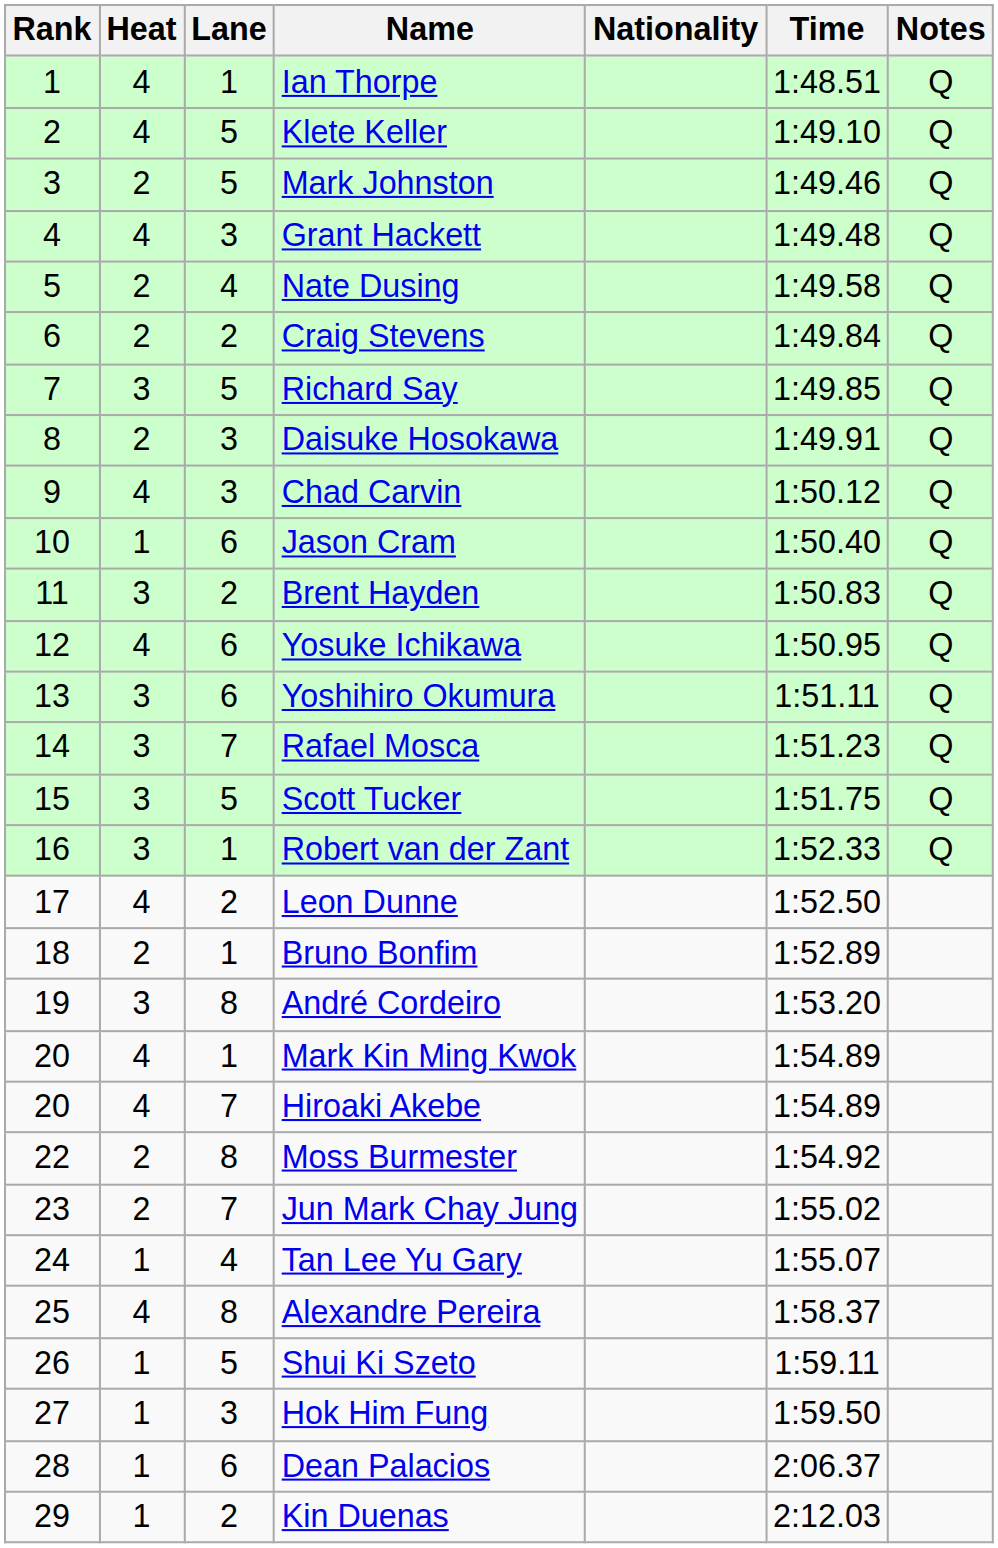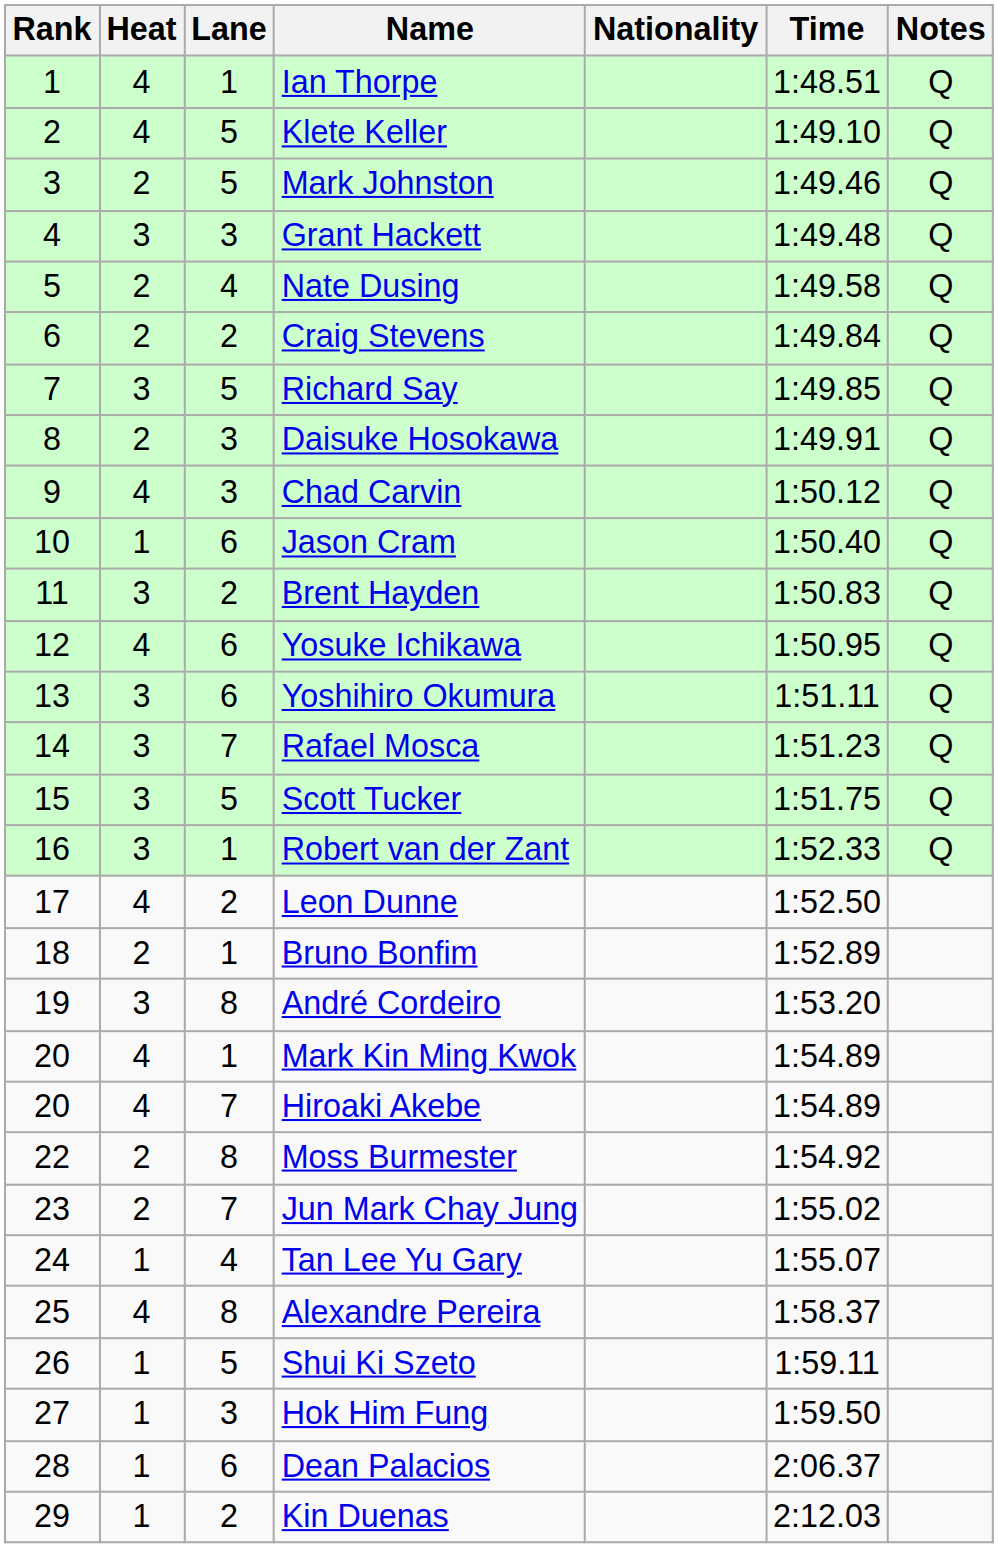(141, 235) 4 -> (141, 235) 3
